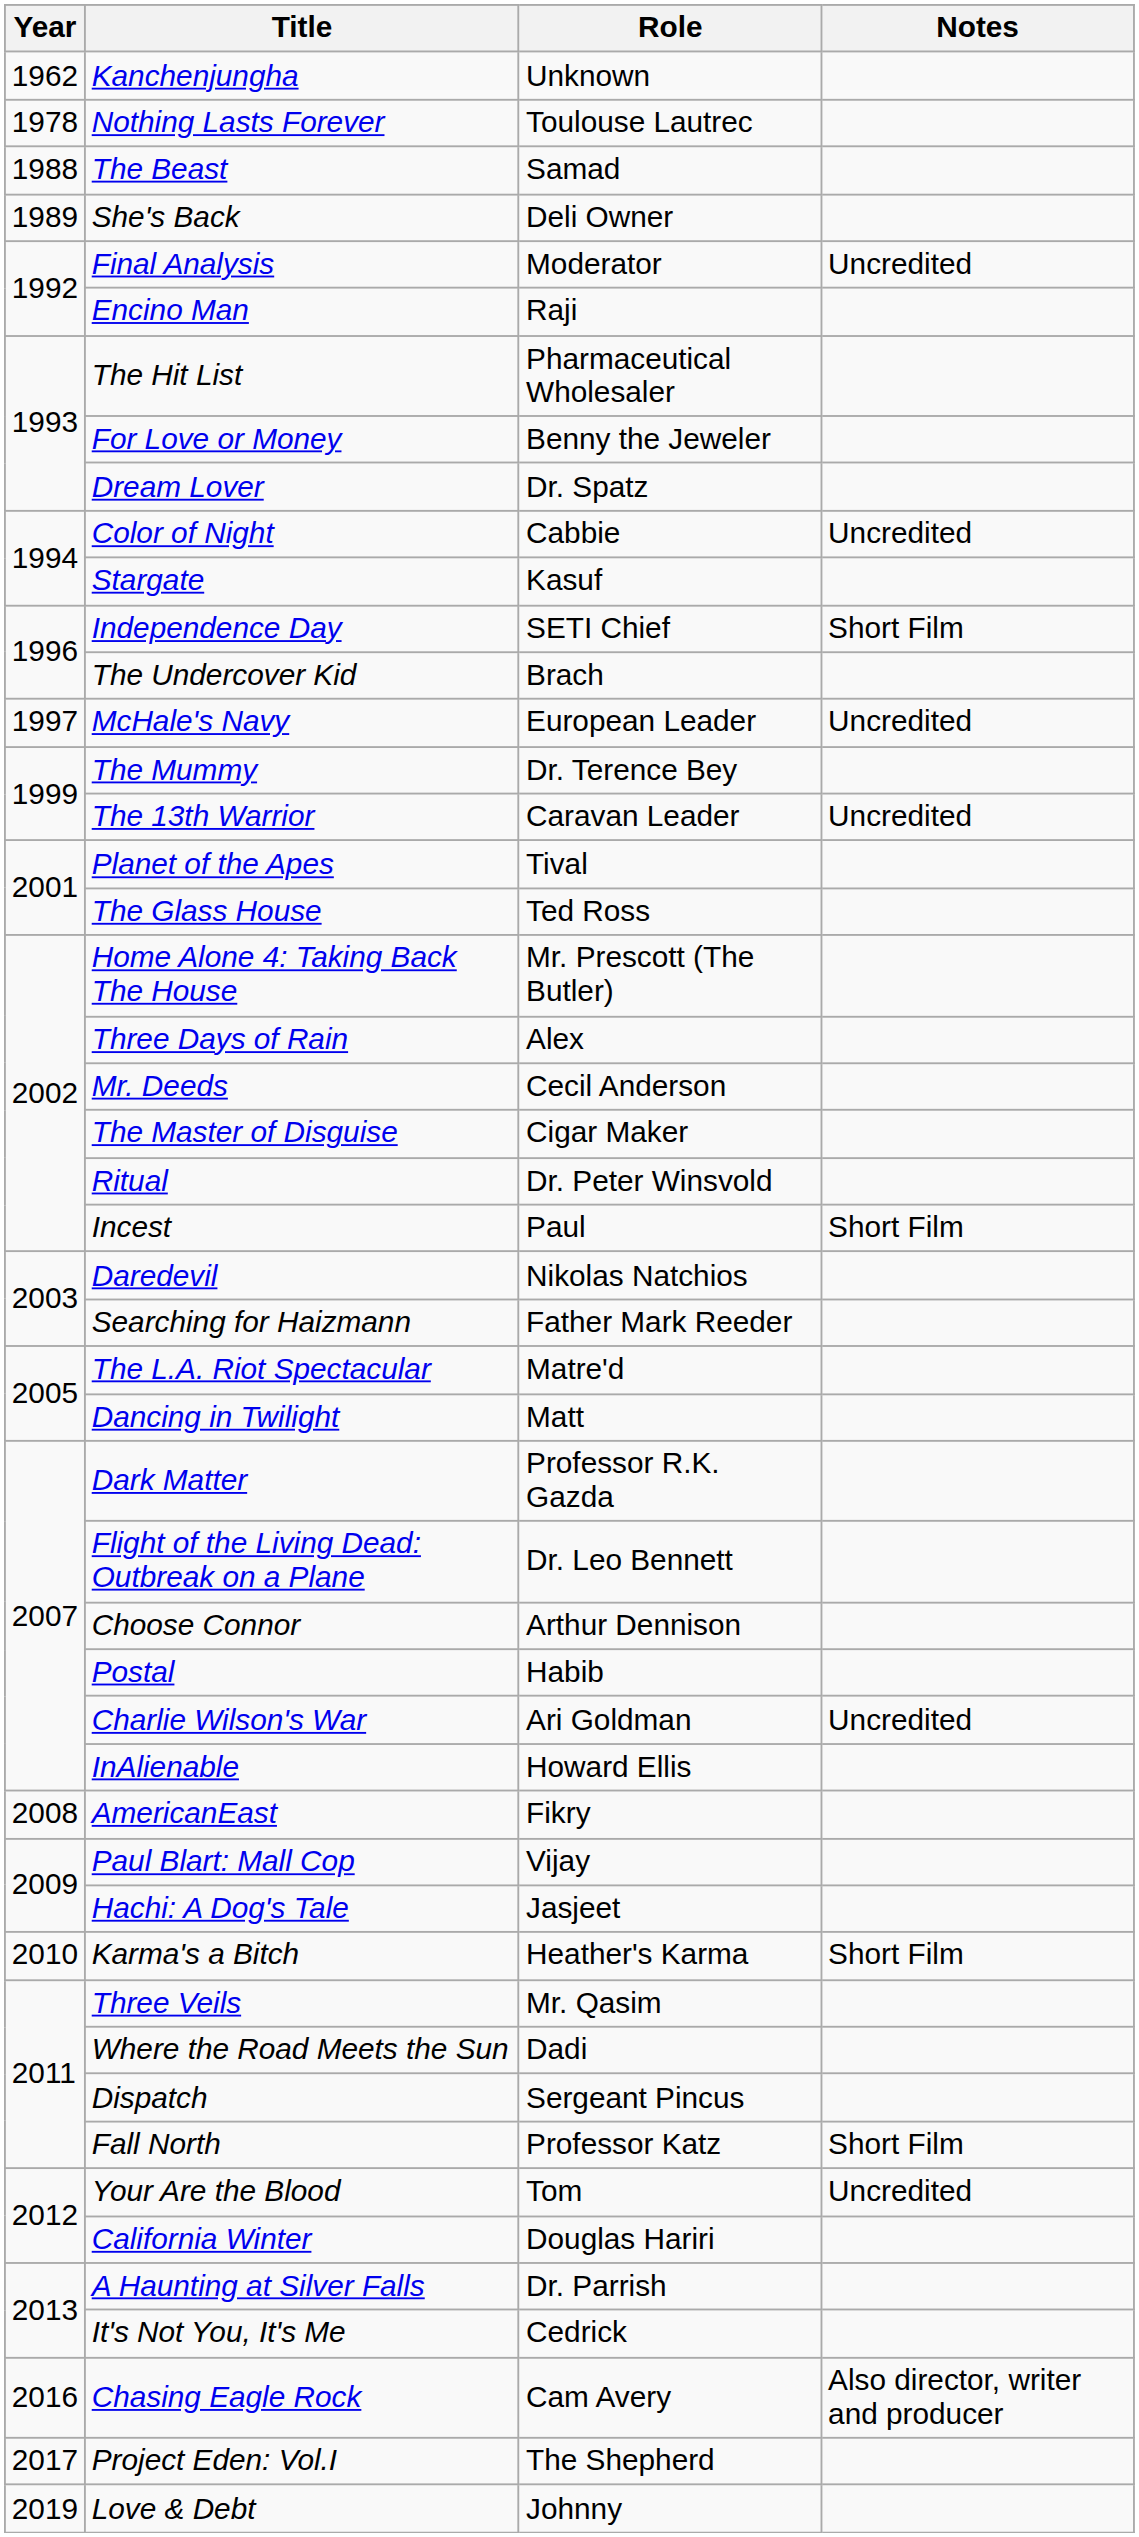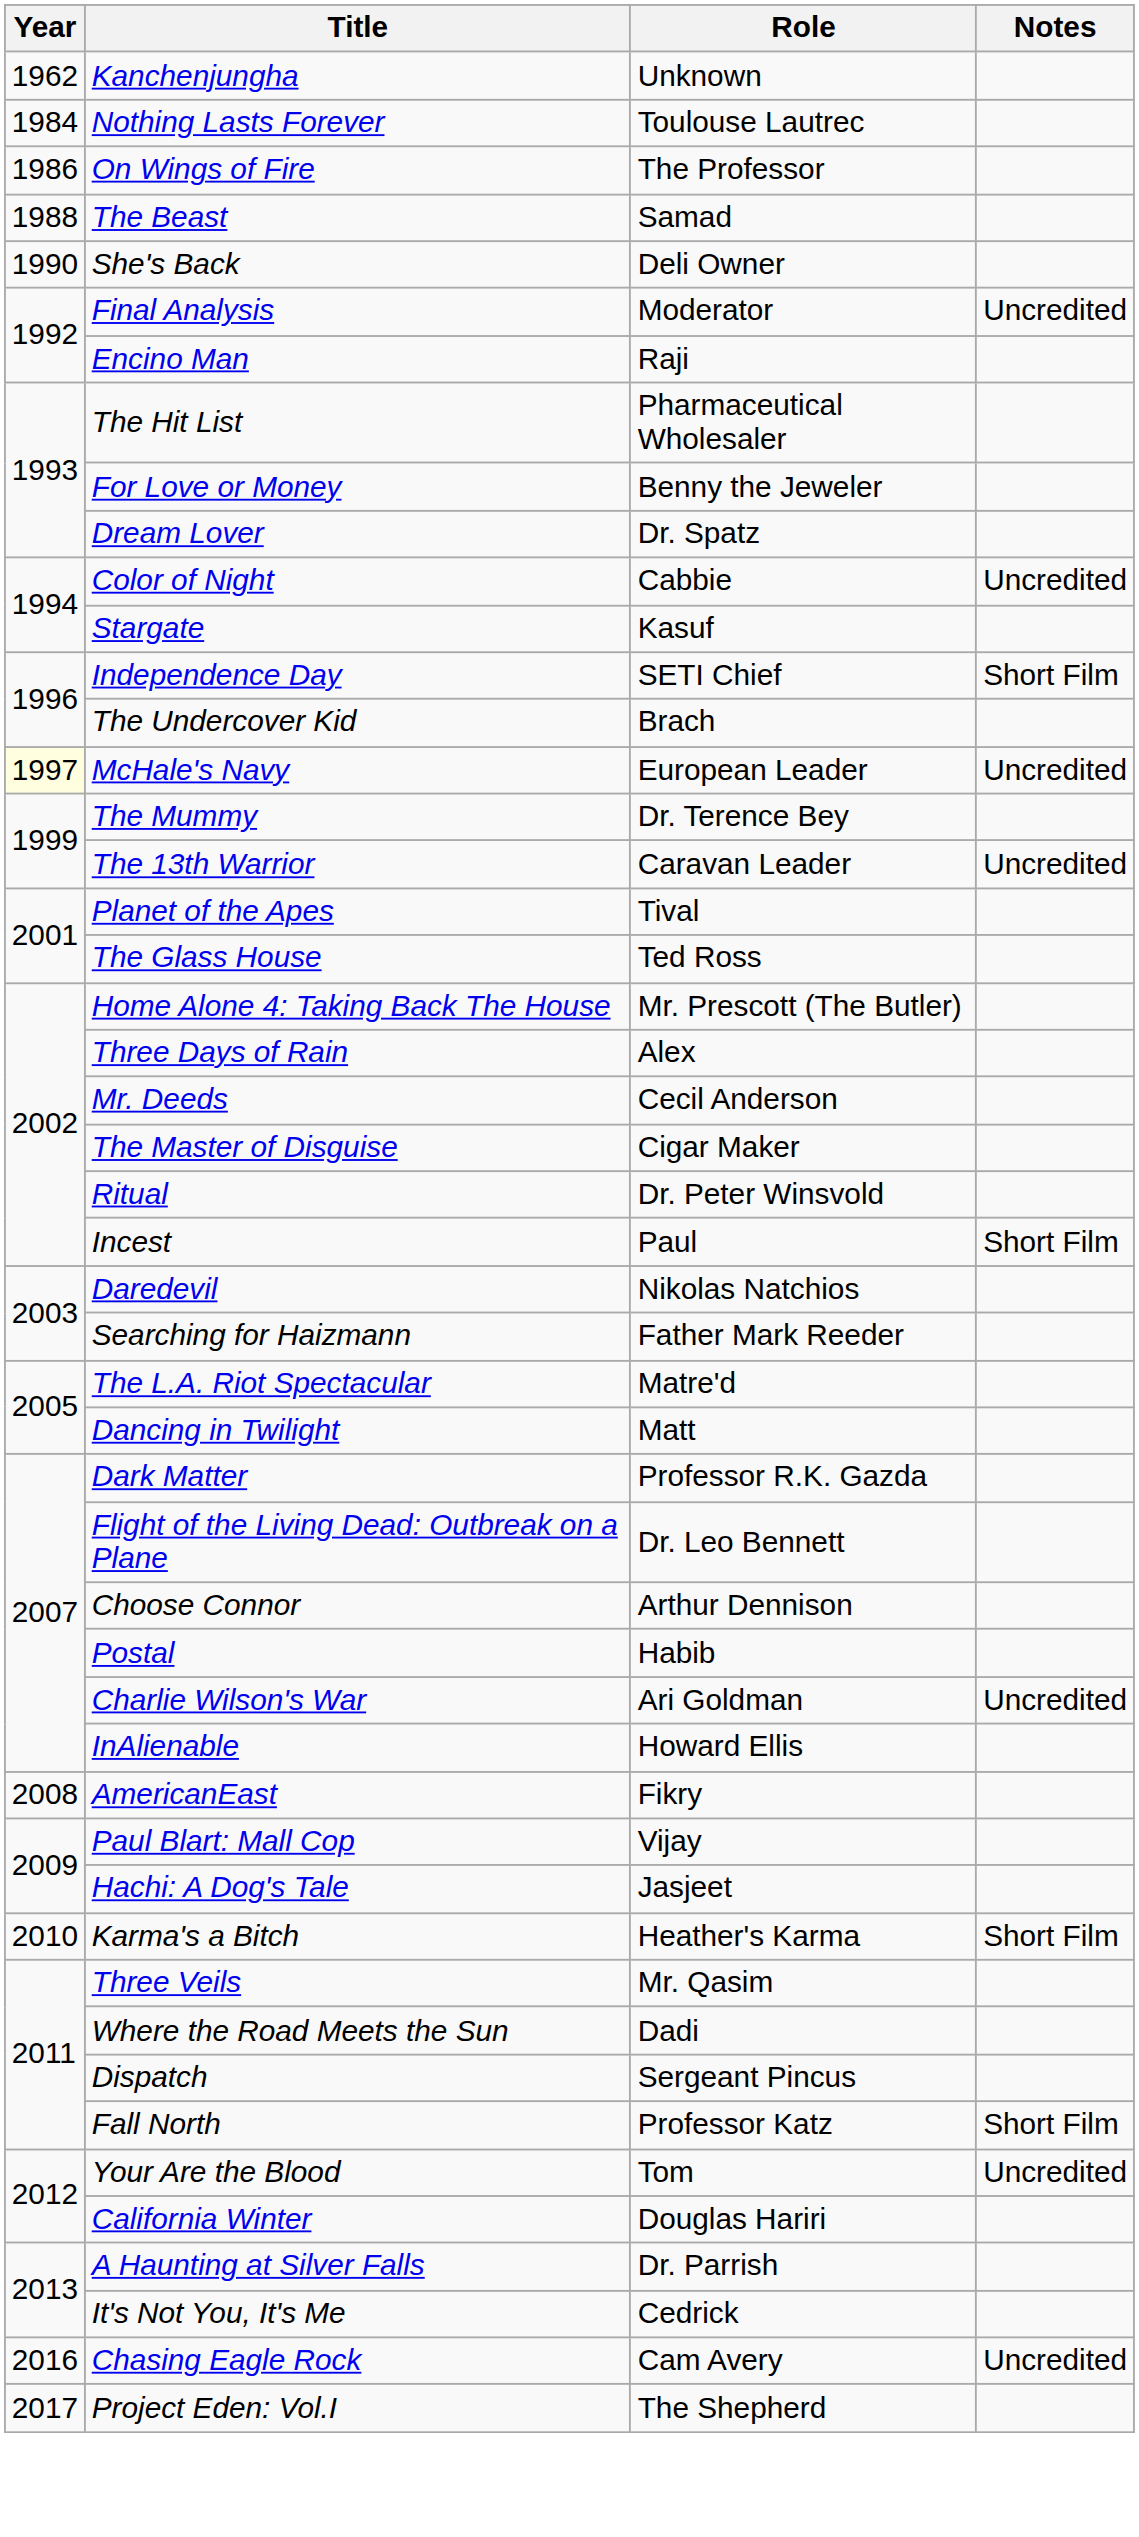(45, 122) 1978 -> (45, 122) 1984
+ row: (203, 169)
(45, 216) 1989 -> (45, 264) 1990
(45, 722) no background -> (45, 769) lightyellow background
(955, 2397) Also director, writer and producer -> (1055, 2360) Uncredited
- row: (174, 2508)
